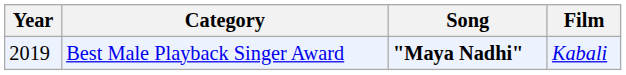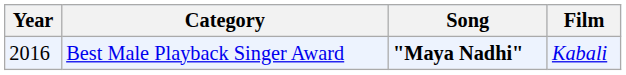(30, 52) 2019 -> (30, 52) 2016
